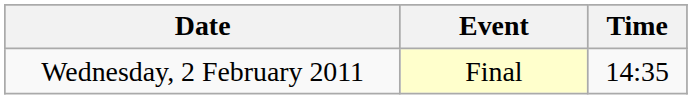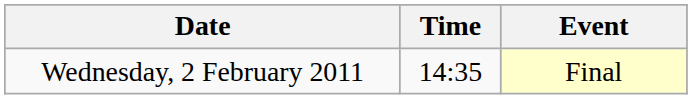columns swapped: (637, 26) <-> (494, 26)
